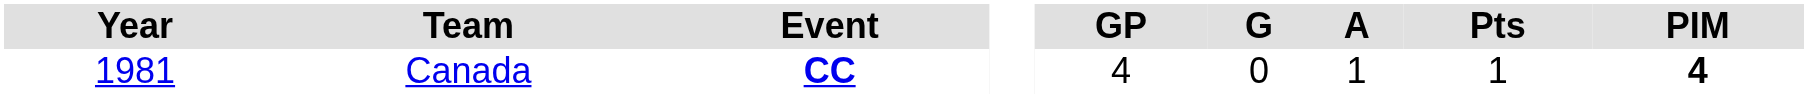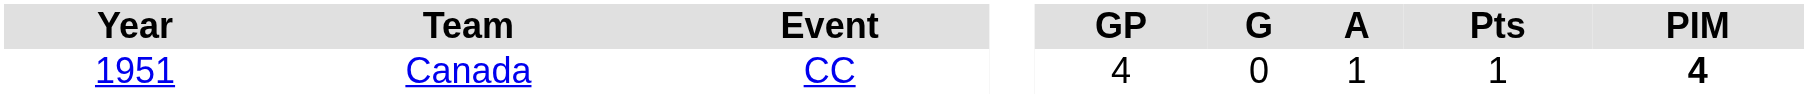(135, 70) 1981 -> (135, 70) 1951
(830, 70) bold -> (830, 70) normal
